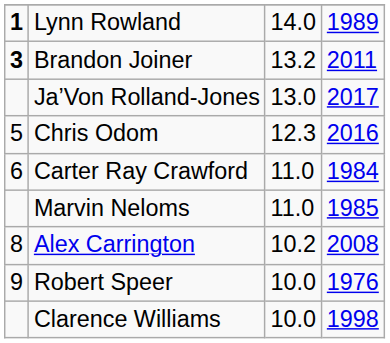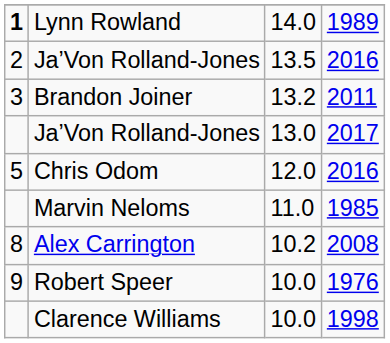+ row: (147, 60)
(17, 60) bold -> (17, 97) normal
(293, 134) 12.3 -> (293, 171) 12.0
- row: (141, 171)
